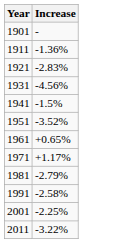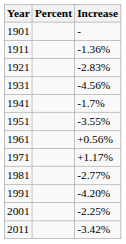+ column: (53, 13)
(49, 103) -1.5% -> (91, 103) -1.7%
(51, 121) -3.52% -> (94, 121) -3.55%
(53, 139) +0.65% -> (95, 139) +0.56%
(51, 175) -2.79% -> (94, 175) -2.77%
(51, 193) -2.58% -> (94, 193) -4.20%
(51, 229) -3.22% -> (94, 229) -3.42%
